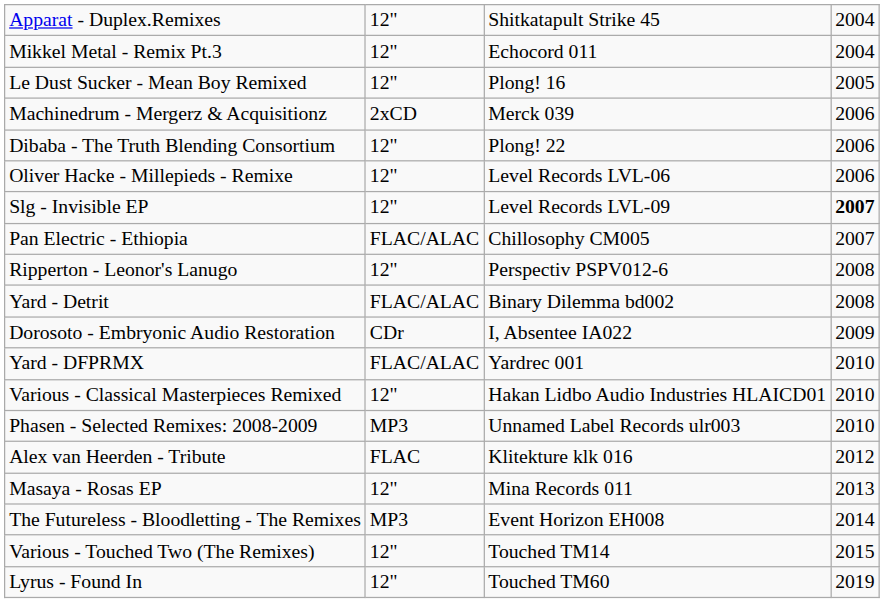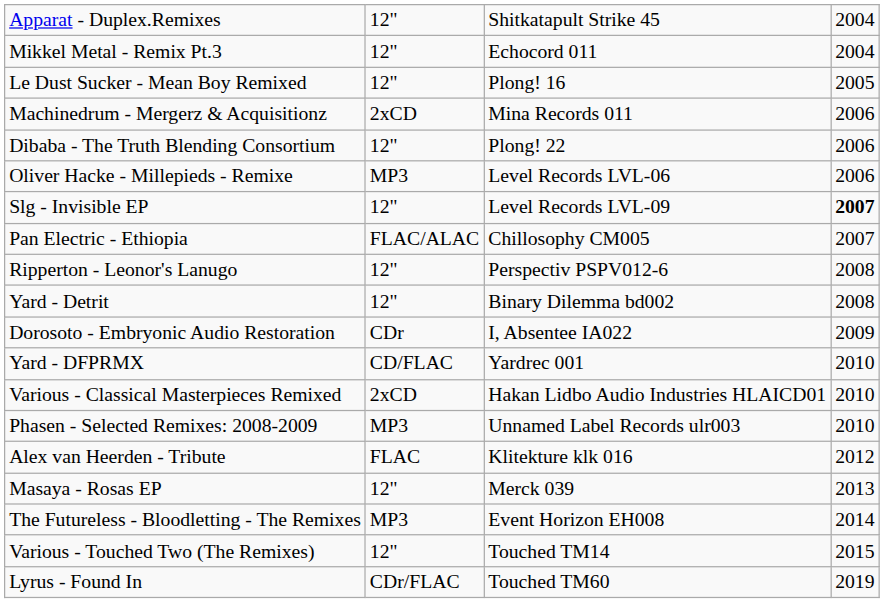(531, 113) Merck 039 -> (561, 113) Mina Records 011
(384, 176) 12" -> (389, 176) MP3
(425, 301) FLAC/ALAC -> (384, 301) 12"
(425, 363) FLAC/ALAC -> (411, 363) CD/FLAC
(384, 394) 12" -> (393, 394) 2xCD
(561, 488) Mina Records 011 -> (531, 488) Merck 039
(384, 581) 12" -> (415, 581) CDr/FLAC
